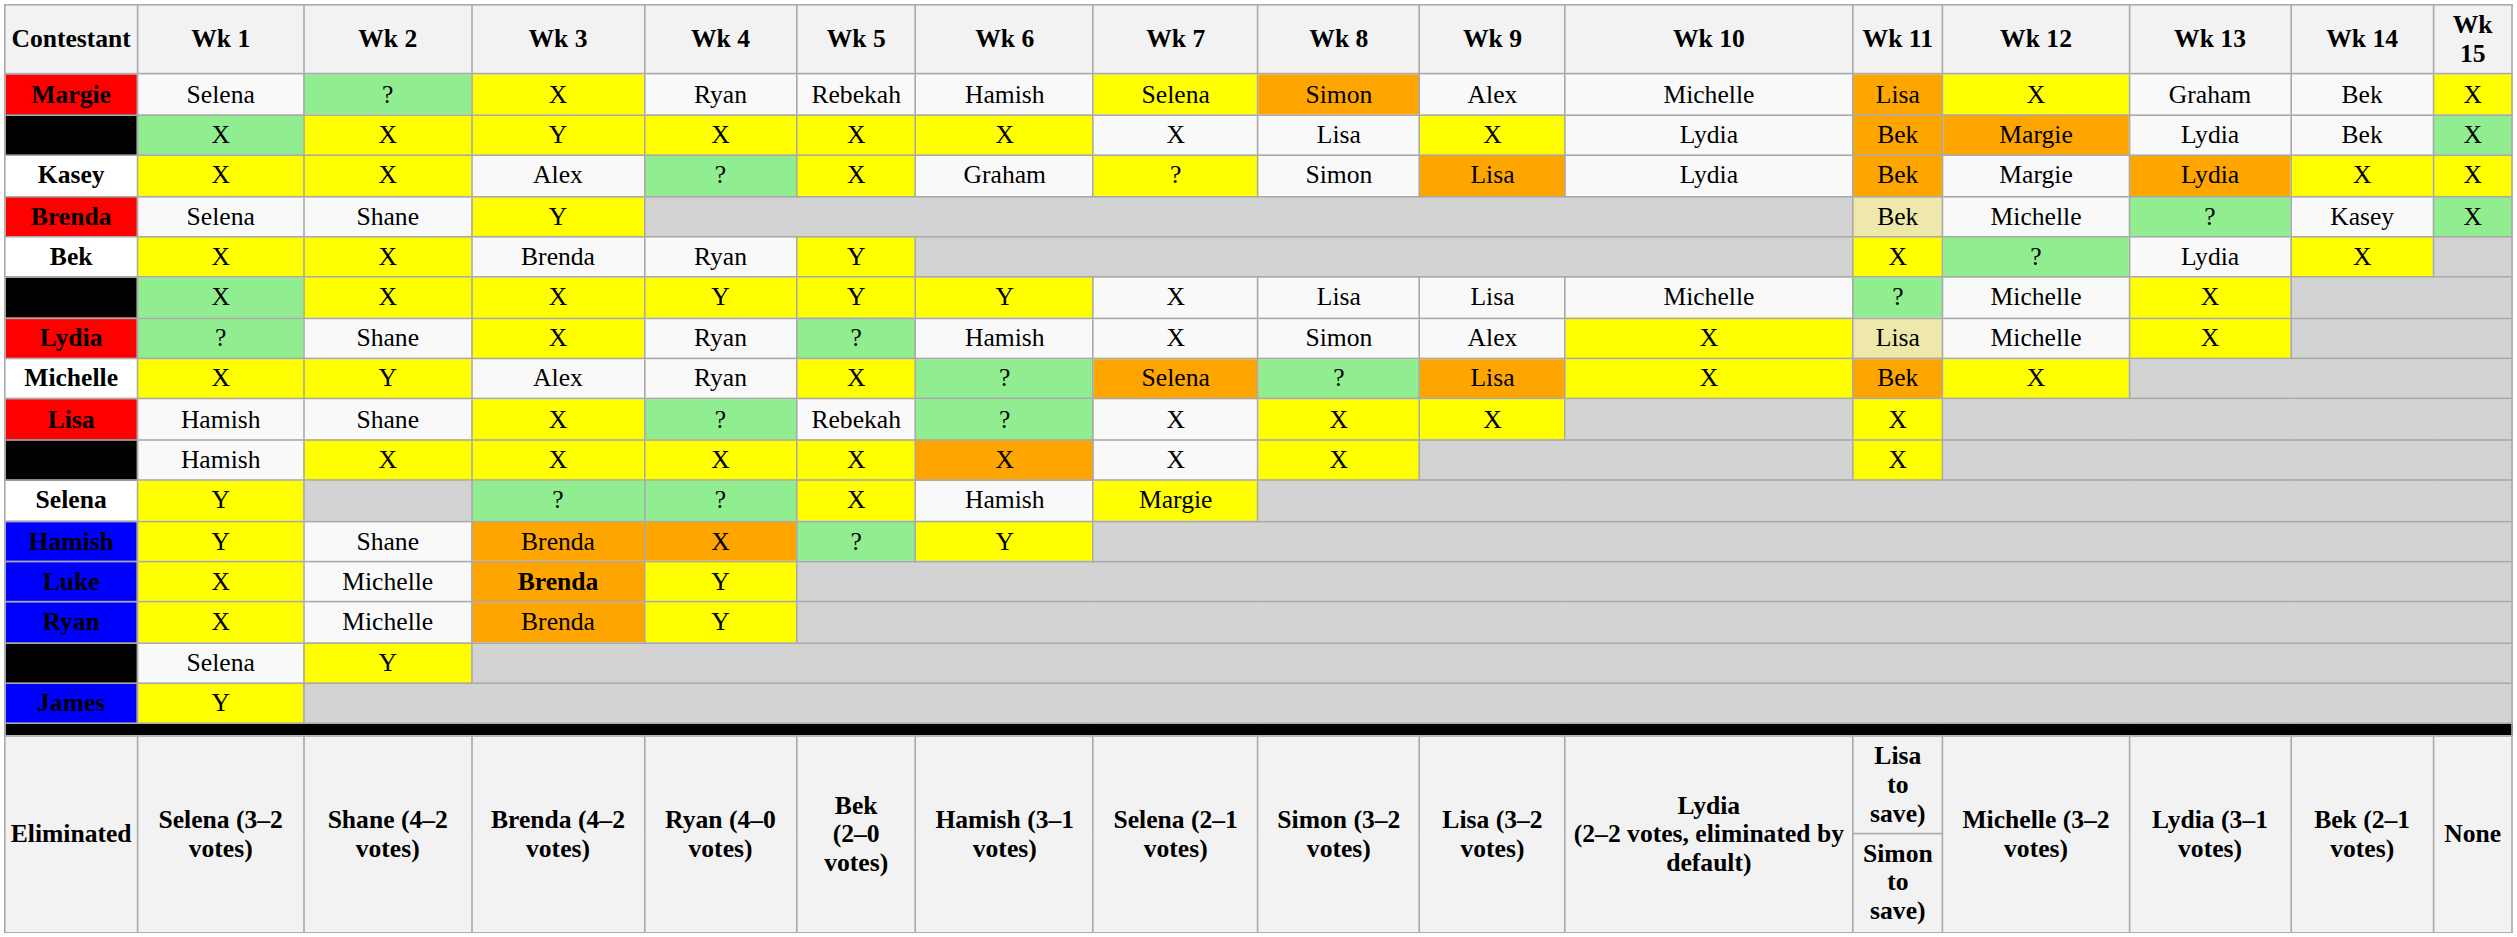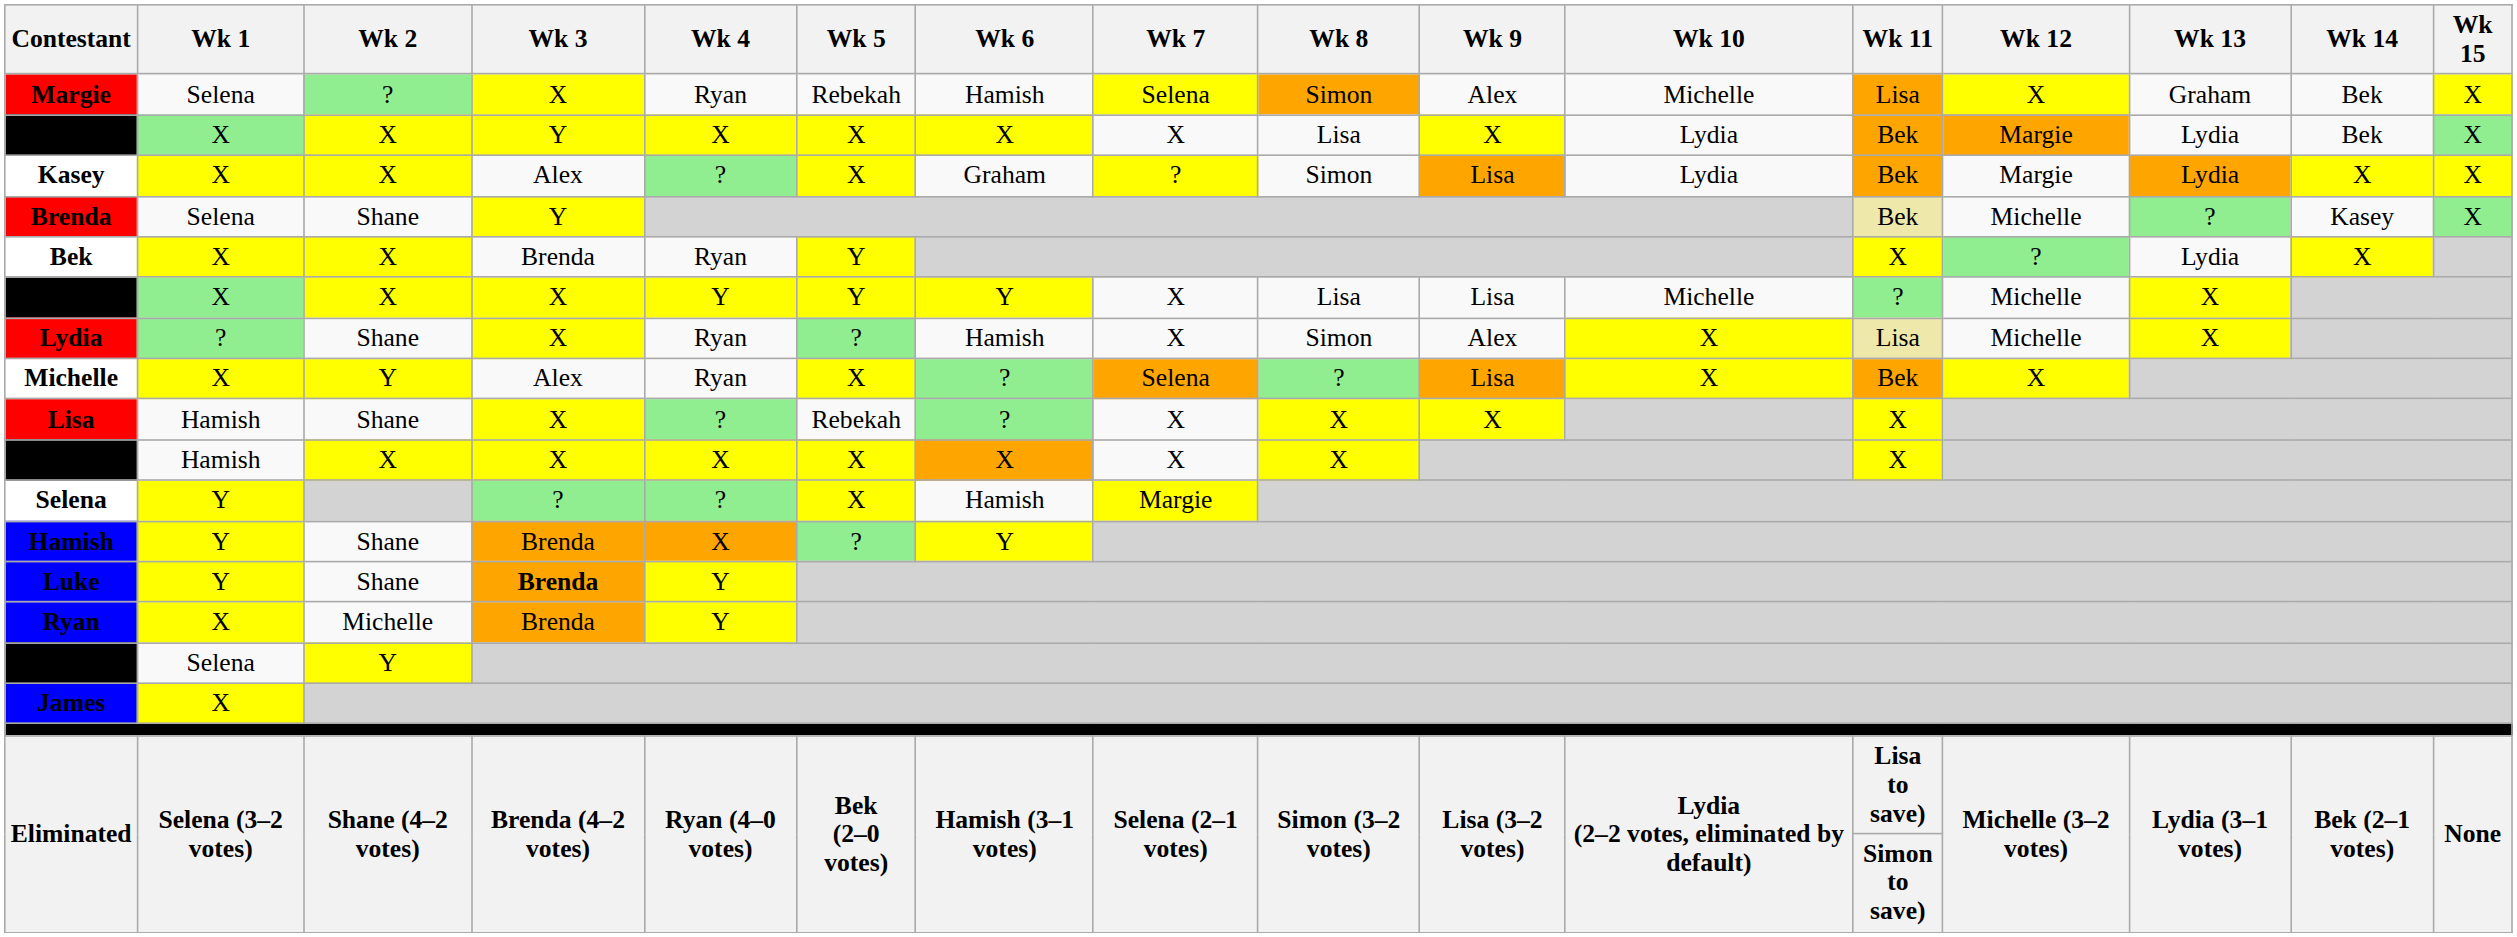(221, 581) X -> (221, 581) Y
(388, 581) Michelle -> (388, 581) Shane
(221, 703) Y -> (221, 703) X
